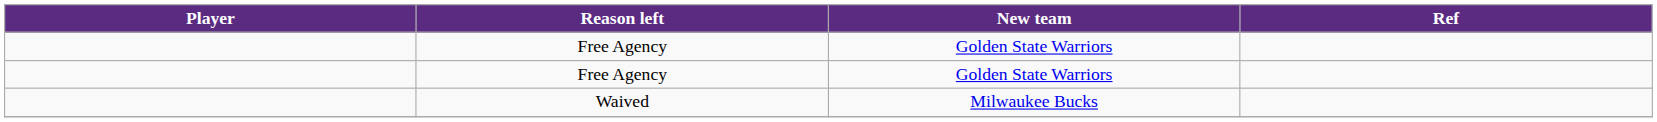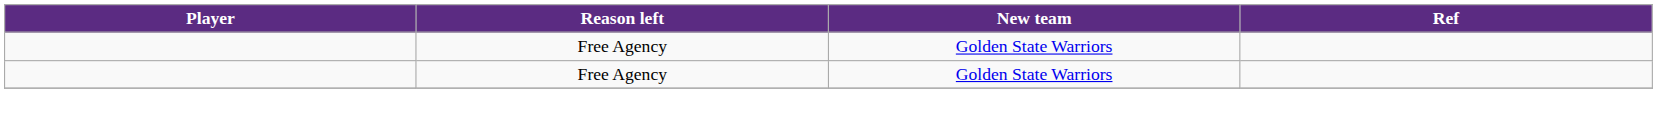- row: (622, 102)
